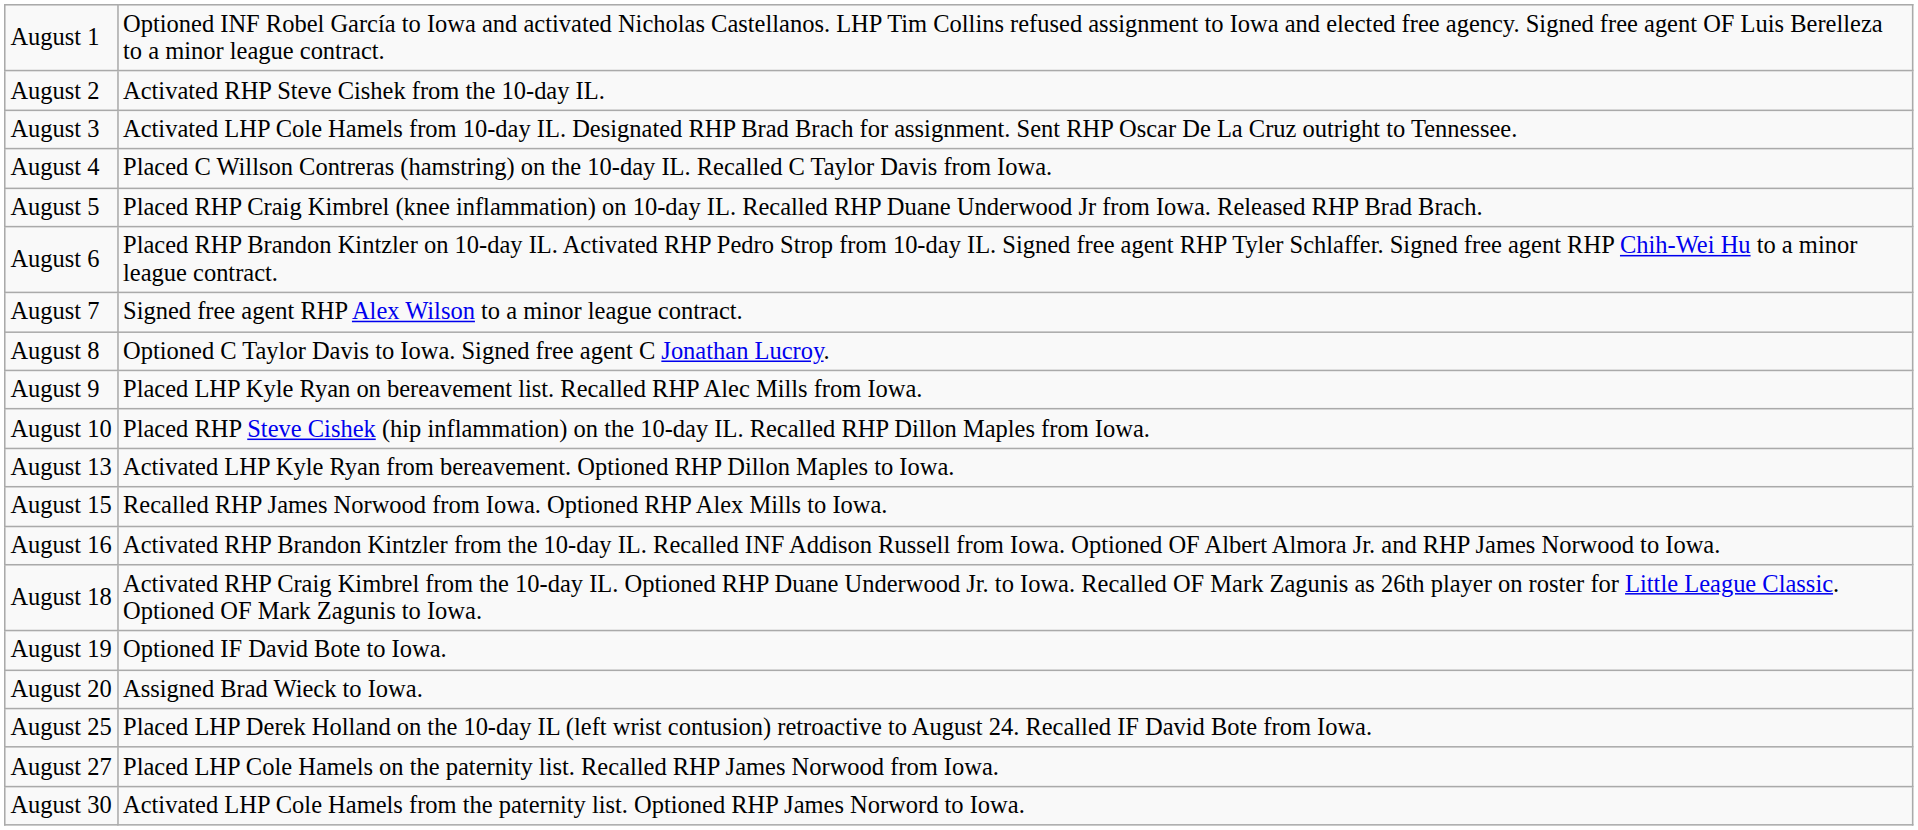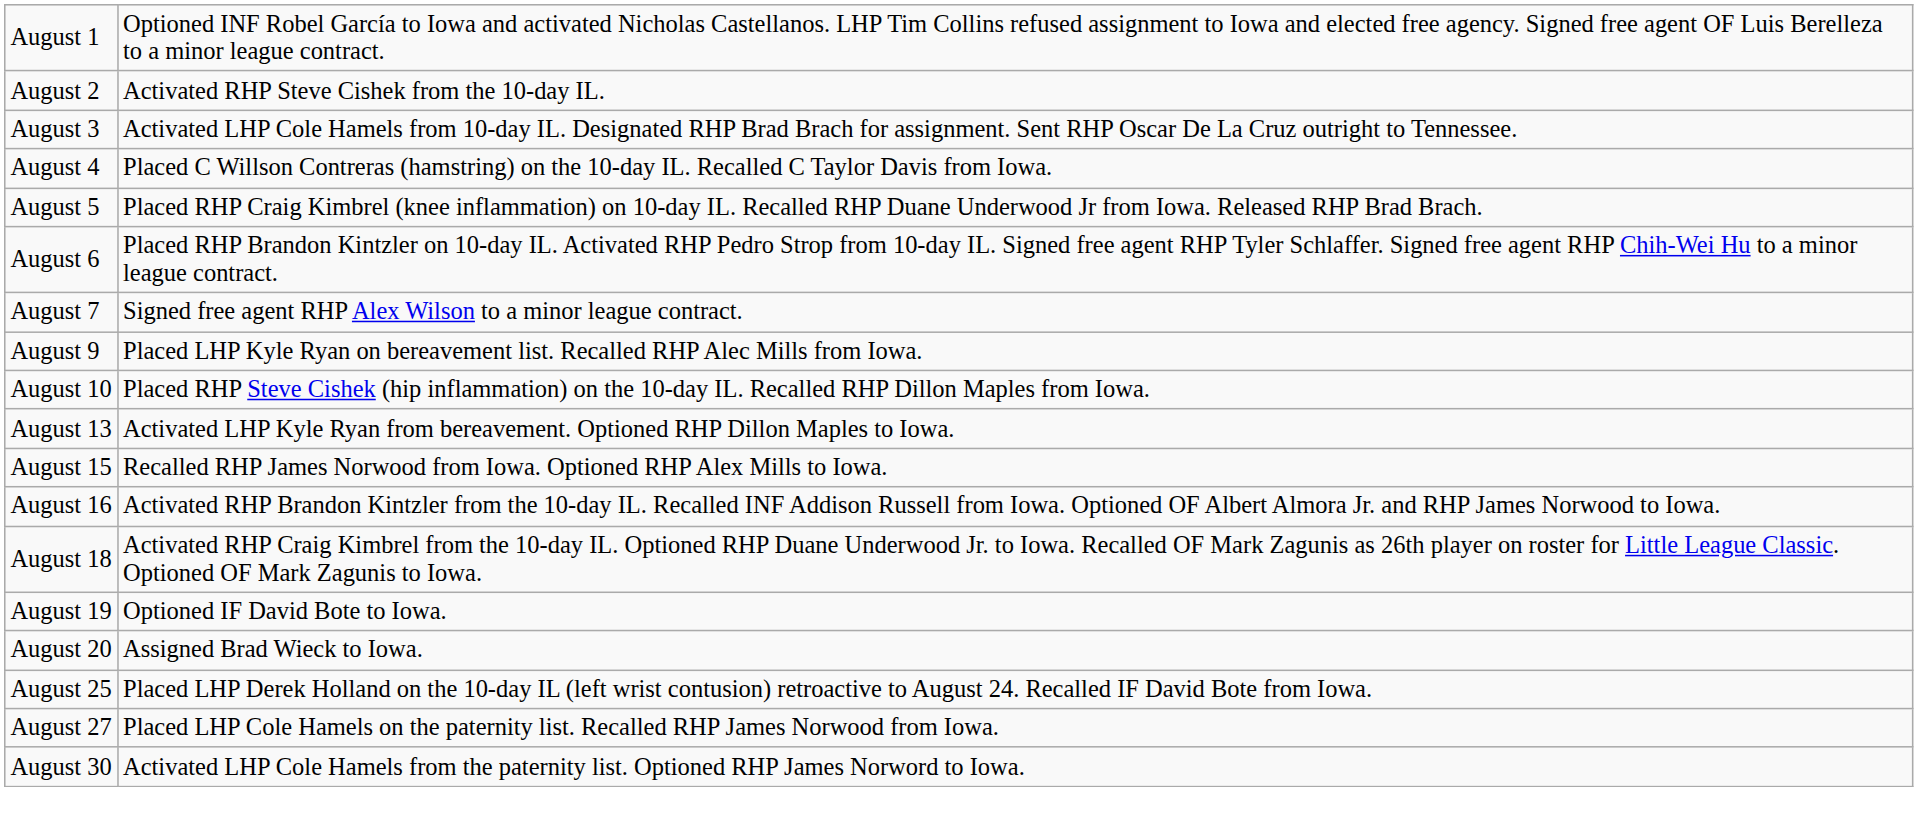- row: (55, 350)
